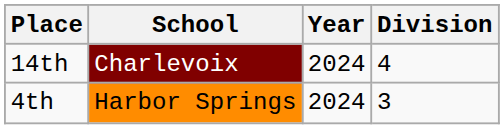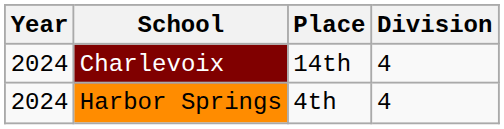columns swapped: (337, 25) <-> (47, 25)
(384, 103) 3 -> (384, 103) 4
